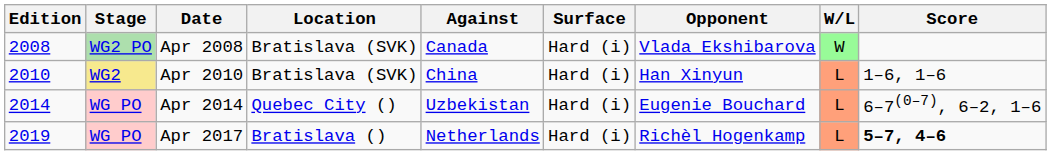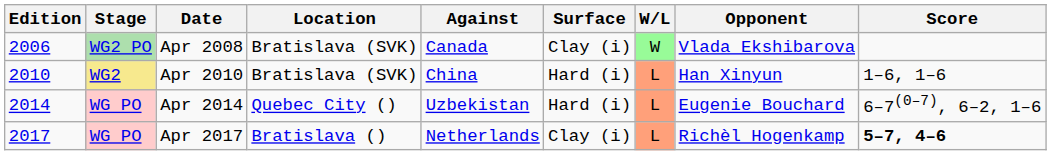columns swapped: (727, 19) <-> (839, 19)
(30, 47) 2008 -> (30, 47) 2006
(590, 47) Hard (i) -> (590, 47) Clay (i)
(30, 136) 2019 -> (30, 136) 2017
(590, 136) Hard (i) -> (590, 136) Clay (i)
